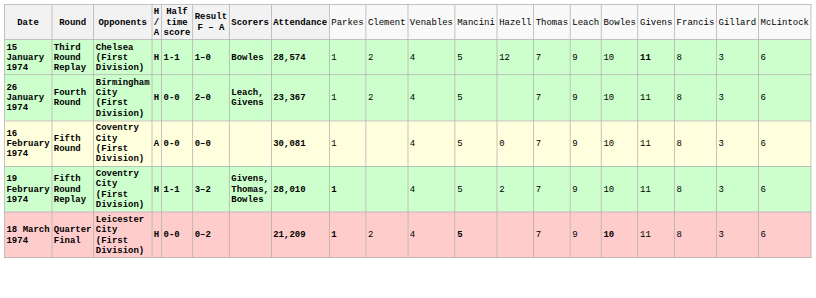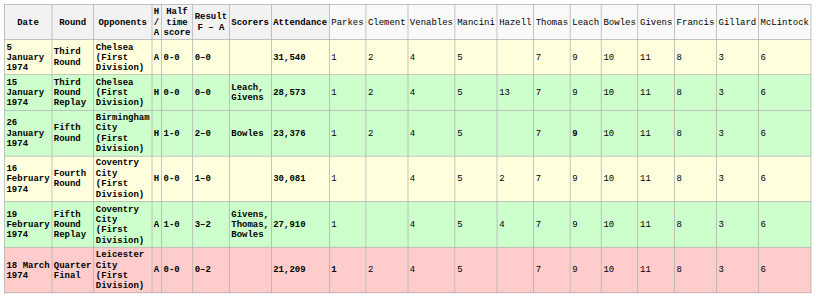+ row: (25, 57)
(172, 57) 1-1 -> (172, 93) 0-0
(203, 57) 1–0 -> (203, 93) 0–0
(247, 57) Bowles -> (247, 93) Leach, Givens
(289, 57) 28,574 -> (289, 93) 28,573
(505, 57) 12 -> (505, 93) 13
(645, 57) bold -> (645, 93) normal
(70, 98) Fourth Round -> (67, 133) Fifth Round
(172, 98) 0-0 -> (172, 133) 1-0
(247, 98) Leach, Givens -> (247, 133) Bowles
(289, 98) 23,367 -> (289, 133) 23,376
(575, 98) normal -> (575, 133) bold
(67, 143) Fifth Round -> (70, 179) Fourth Round
(157, 143) A -> (157, 179) H
(203, 143) 0–0 -> (203, 179) 1–0
(502, 143) 0 -> (502, 179) 2
(157, 189) H -> (157, 224) A
(172, 189) 1-1 -> (172, 224) 1-0
(289, 189) 28,010 -> (289, 224) 27,910
(334, 189) bold -> (334, 224) normal
(502, 189) 2 -> (502, 224) 4
(157, 235) H -> (157, 270) A
(460, 235) bold -> (460, 270) normal
(609, 235) bold -> (609, 270) normal
